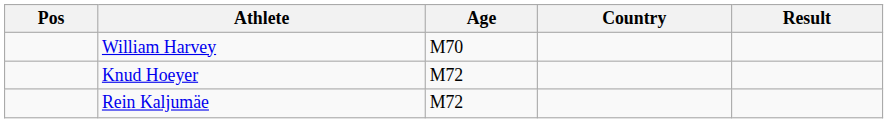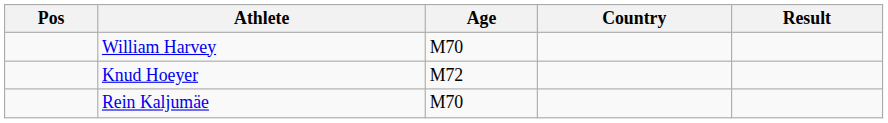(446, 103) M72 -> (446, 103) M70
